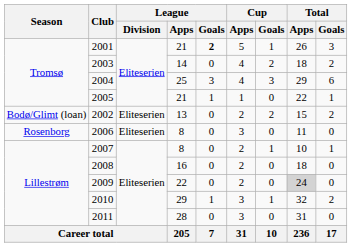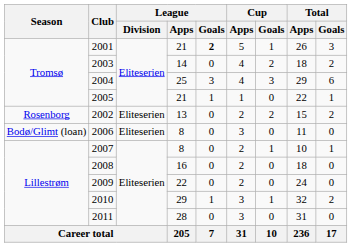(47, 115) Bodø/Glimt (loan) -> (47, 115) Rosenborg
(47, 132) Rosenborg -> (47, 132) Bodø/Glimt (loan)
(301, 183) lightgrey background -> (301, 183) no background
